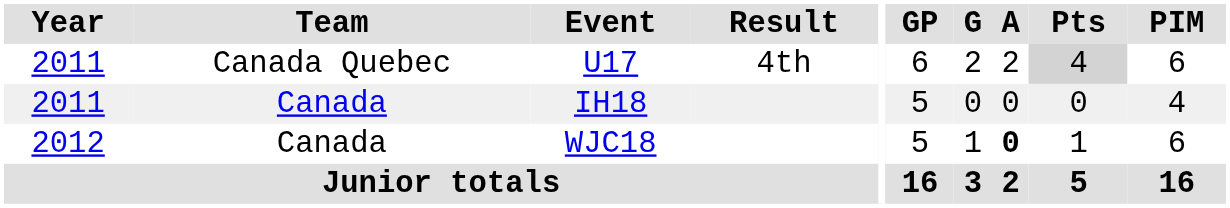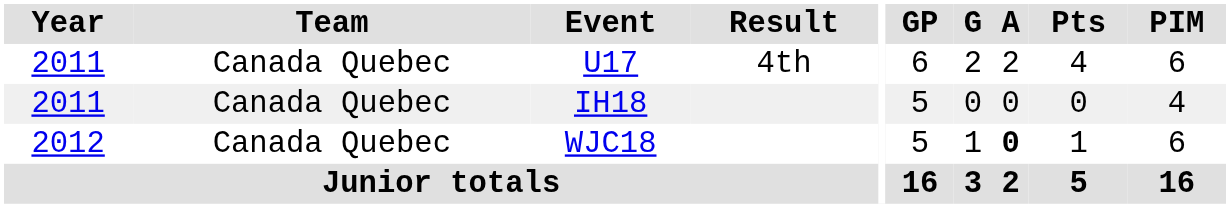(1079, 64) lightgrey background -> (1079, 64) no background
(332, 104) Canada -> (332, 104) Canada Quebec
(332, 144) Canada -> (332, 144) Canada Quebec
